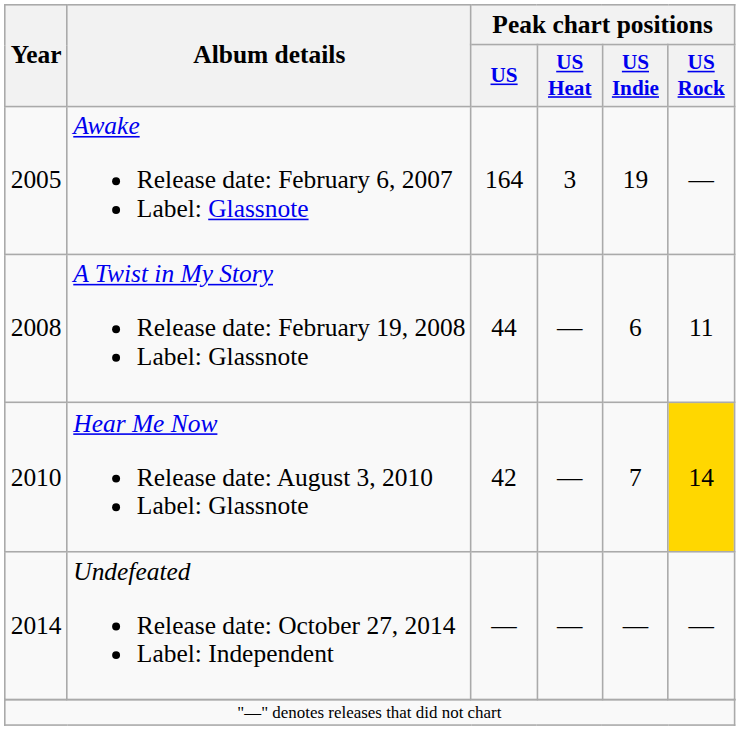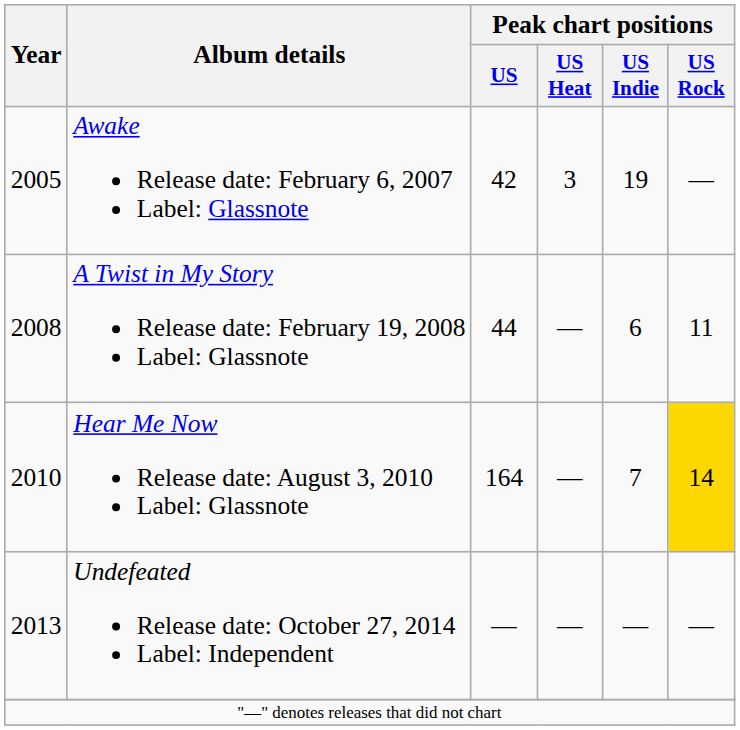(504, 179) 164 -> (504, 179) 42
(504, 476) 42 -> (504, 476) 164
(36, 625) 2014 -> (36, 625) 2013
